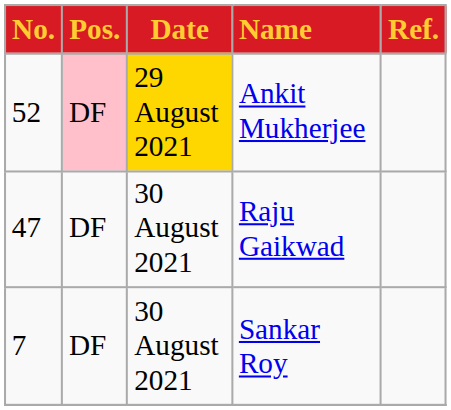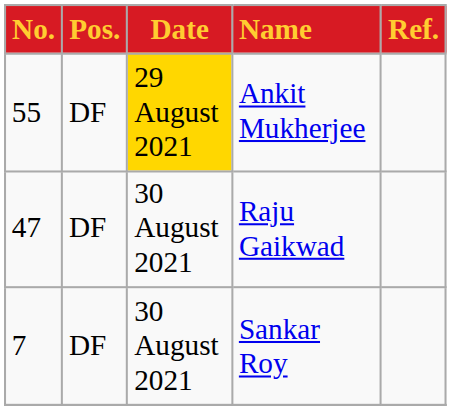(26, 111) 52 -> (26, 111) 55
(88, 111) pink background -> (88, 111) no background
